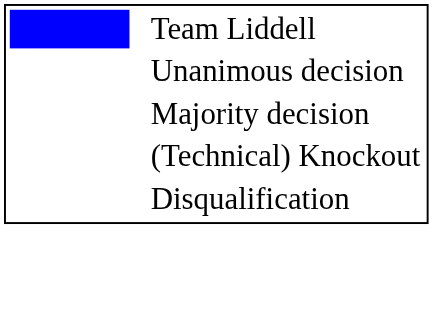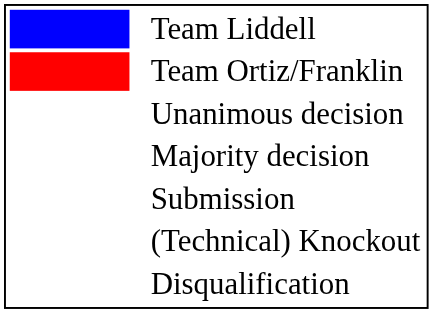+ row: (277, 71)
+ row: (223, 198)
